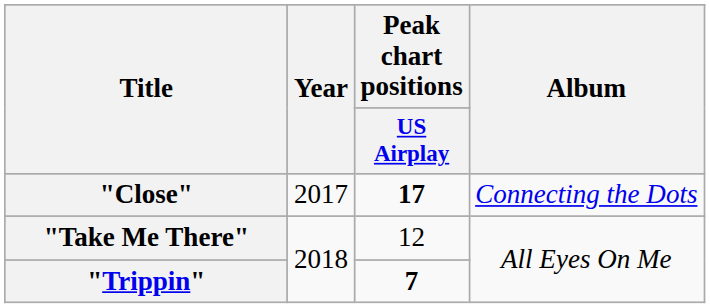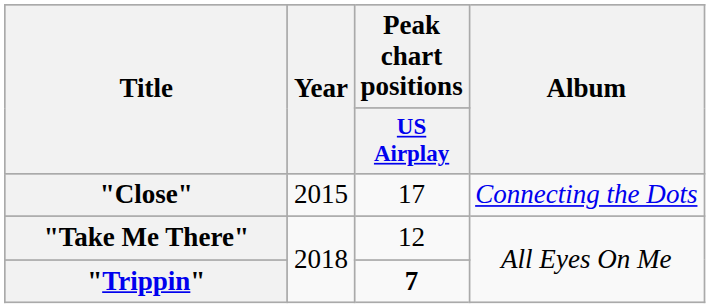(321, 194) 2017 -> (321, 194) 2015
(412, 194) bold -> (412, 194) normal
